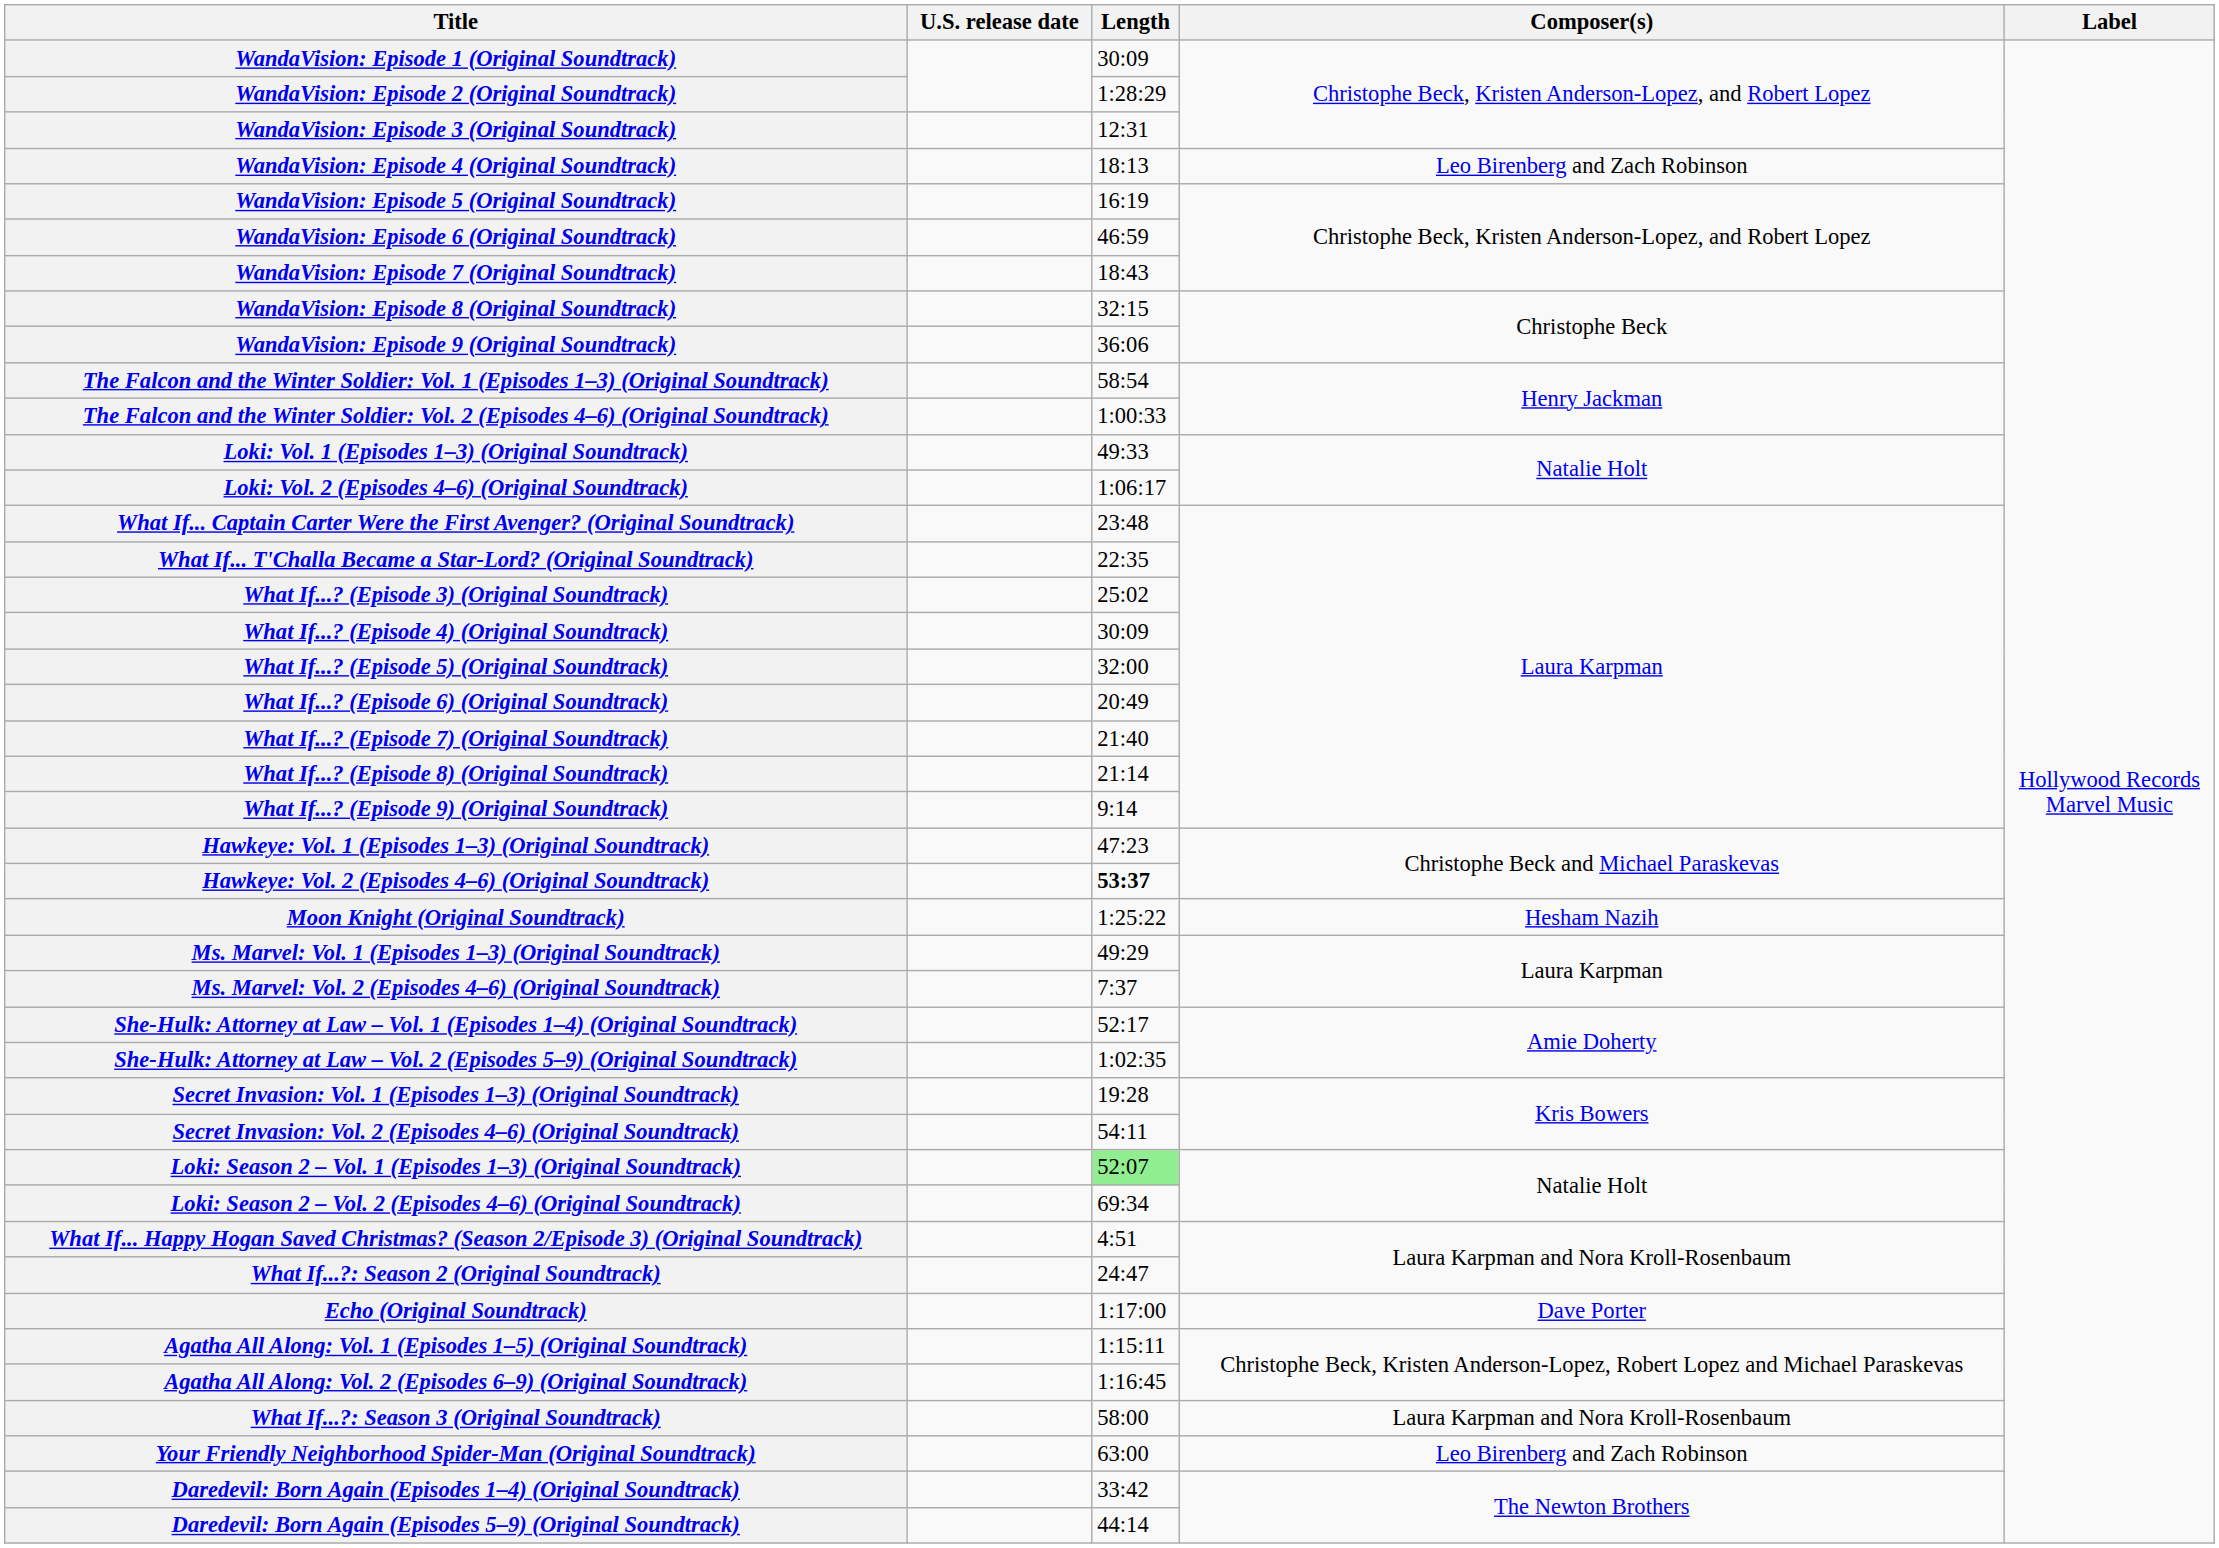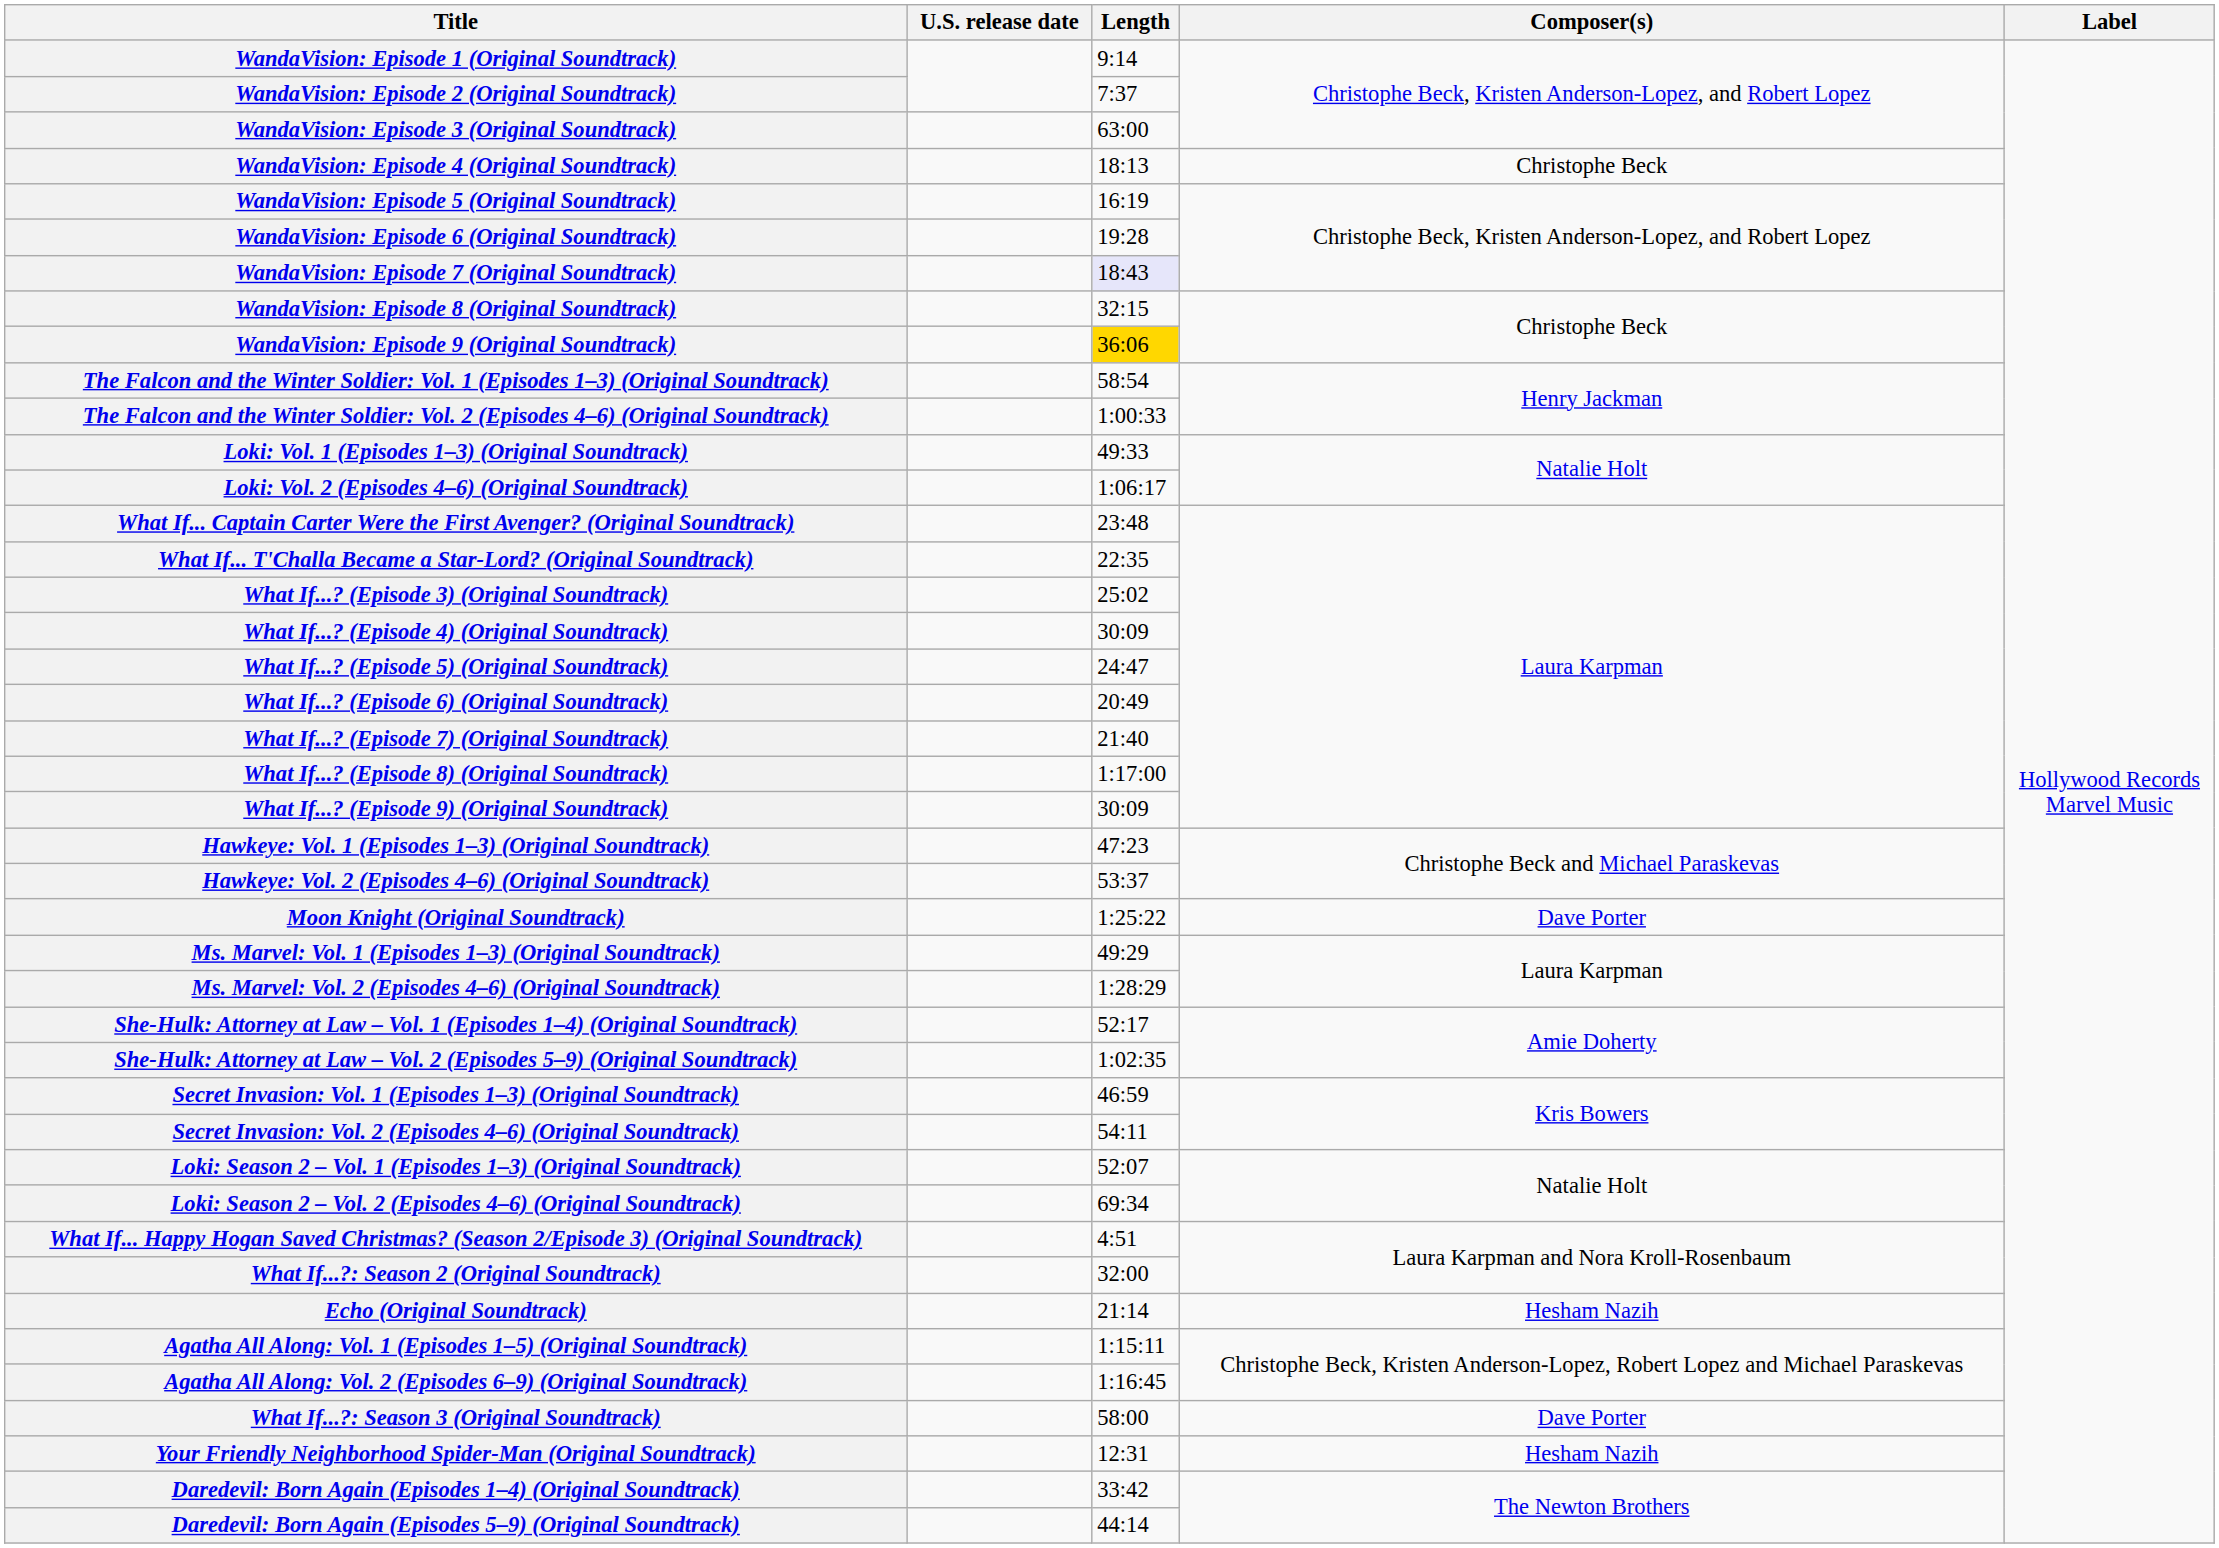(1123, 58) 30:09 -> (1117, 58) 9:14
(1132, 93) 1:28:29 -> (1117, 93) 7:37
(1123, 129) 12:31 -> (1123, 129) 63:00
(1592, 165) Leo Birenberg and Zach Robinson -> (1592, 165) Christophe Beck
(1123, 237) 46:59 -> (1123, 237) 19:28
(1123, 272) no background -> (1123, 272) lavender background
(1123, 344) no background -> (1123, 344) gold background
(1123, 666) 32:00 -> (1123, 666) 24:47
(1123, 773) 21:14 -> (1132, 773) 1:17:00
(1117, 809) 9:14 -> (1123, 809) 30:09
(1124, 881) bold -> (1123, 881) normal
(1592, 916) Hesham Nazih -> (1592, 916) Dave Porter
(1117, 988) 7:37 -> (1132, 988) 1:28:29
(1123, 1095) 19:28 -> (1123, 1095) 46:59
(1123, 1167) lightgreen background -> (1123, 1167) no background
(1123, 1274) 24:47 -> (1123, 1274) 32:00
(1132, 1310) 1:17:00 -> (1123, 1310) 21:14
(1592, 1310) Dave Porter -> (1592, 1310) Hesham Nazih
(1592, 1417) Laura Karpman and Nora Kroll-Rosenbaum -> (1592, 1417) Dave Porter
(1123, 1453) 63:00 -> (1123, 1453) 12:31
(1592, 1453) Leo Birenberg and Zach Robinson -> (1592, 1453) Hesham Nazih
